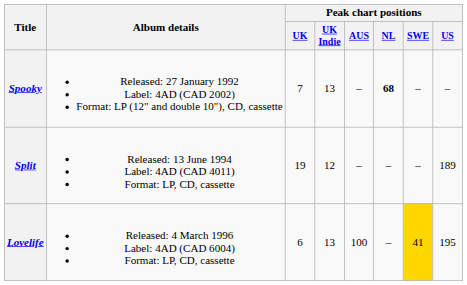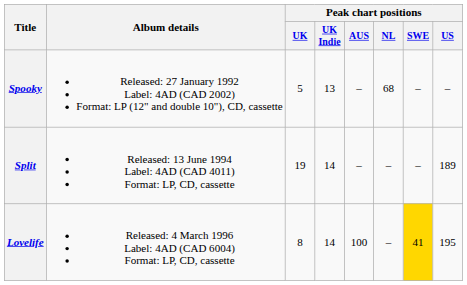(300, 88) 7 -> (300, 88) 5
(389, 88) bold -> (389, 88) normal
(330, 165) 12 -> (330, 165) 14
(300, 242) 6 -> (300, 242) 8
(330, 242) 13 -> (330, 242) 14
